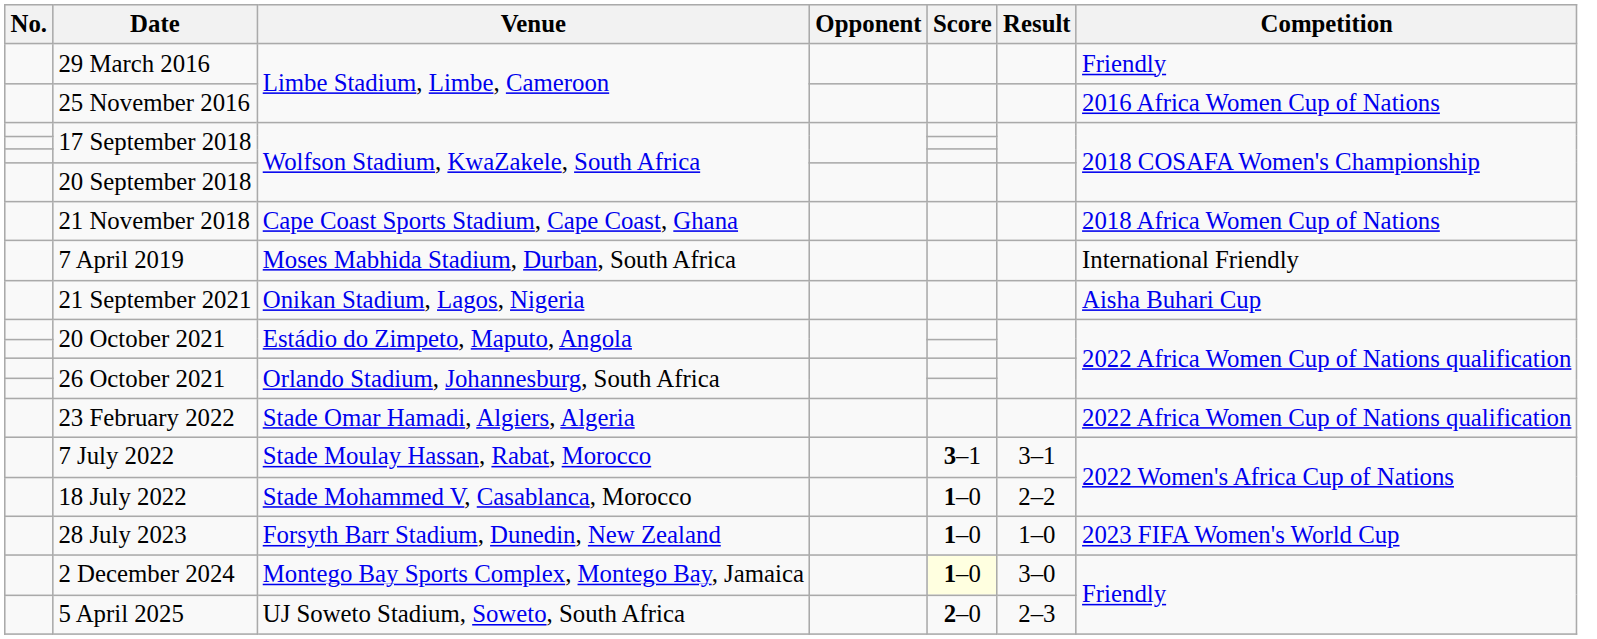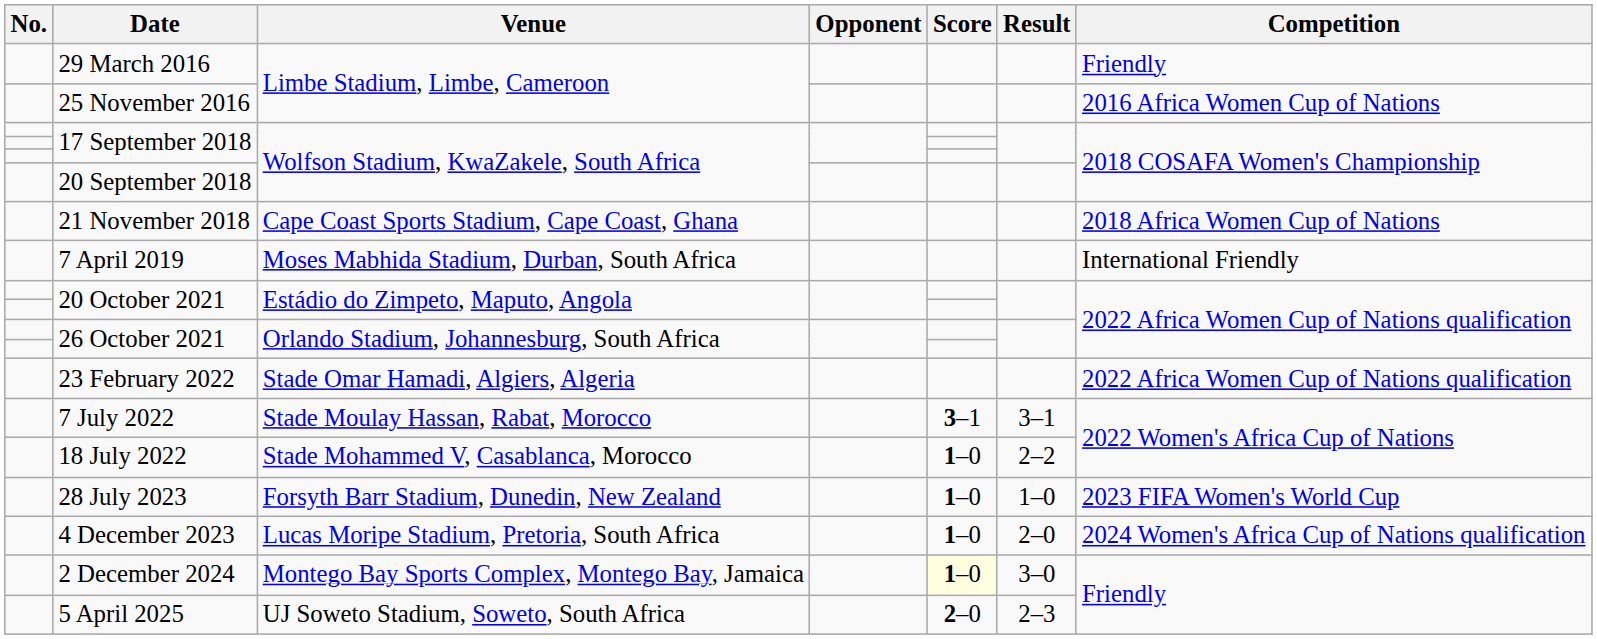- row: (155, 299)
+ row: (147, 535)
